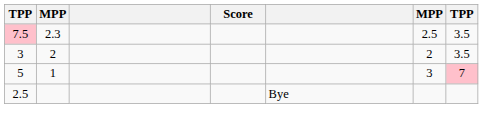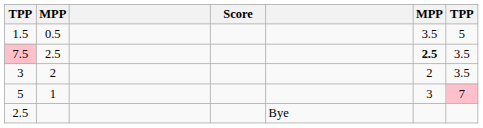+ row: (20, 34)
(53, 34) 2.3 -> (53, 53) 2.5
(429, 34) normal -> (429, 53) bold
